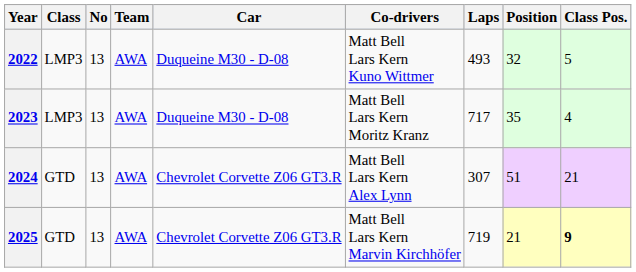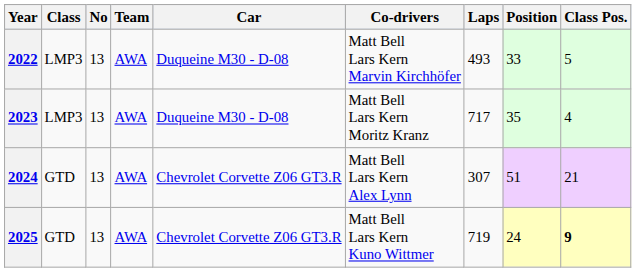(391, 59) Matt Bell Lars Kern Kuno Wittmer -> (405, 59) Matt Bell Lars Kern Marvin Kirchhöfer
(514, 59) 32 -> (514, 59) 33
(405, 237) Matt Bell Lars Kern Marvin Kirchhöfer -> (391, 237) Matt Bell Lars Kern Kuno Wittmer
(514, 237) 21 -> (514, 237) 24
